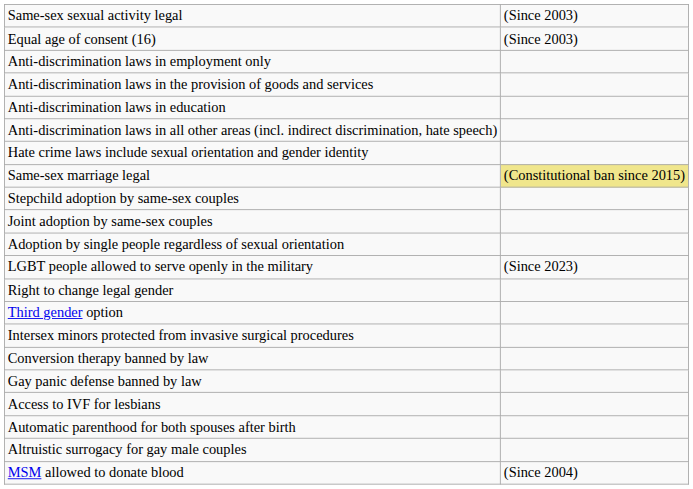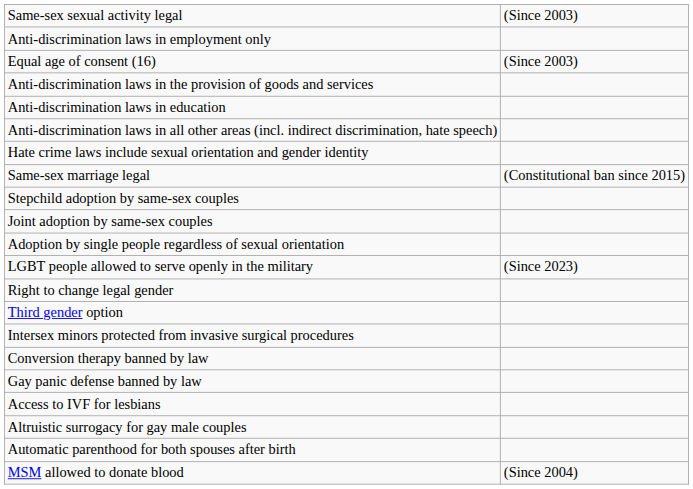rows swapped: (82, 38) <-> (139, 61)
(594, 175) khaki background -> (594, 175) no background
rows swapped: (152, 426) <-> (127, 449)
